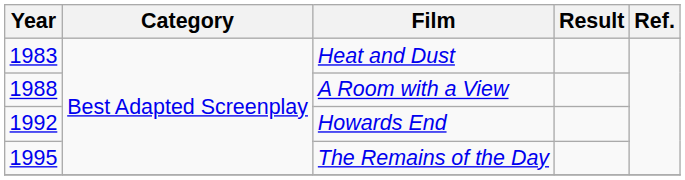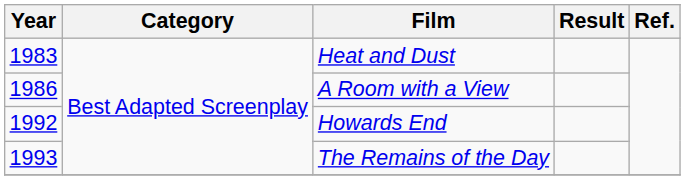(33, 89) 1988 -> (33, 89) 1986
(33, 157) 1995 -> (33, 157) 1993
